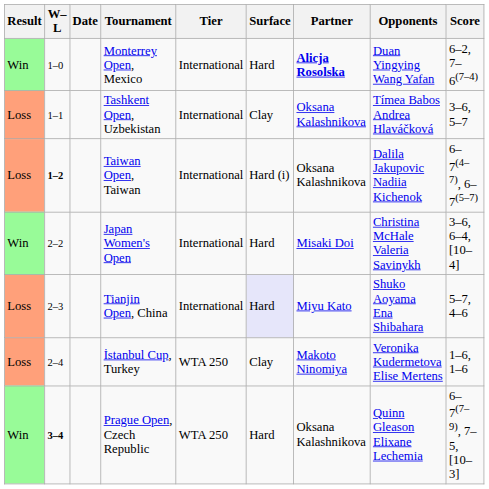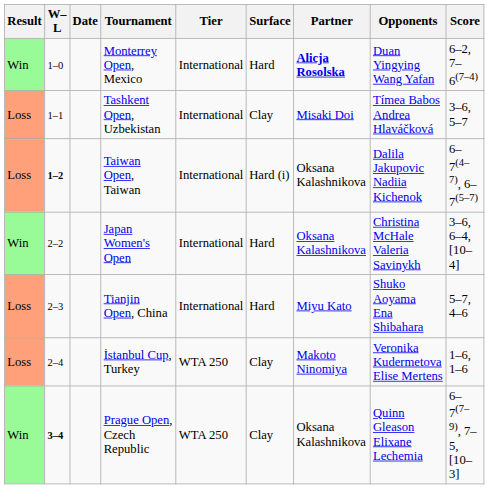(331, 114) Oksana Kalashnikova -> (325, 114) Misaki Doi
(325, 243) Misaki Doi -> (331, 243) Oksana Kalashnikova
(262, 306) lavender background -> (262, 306) no background
(262, 435) Hard -> (261, 435) Clay
